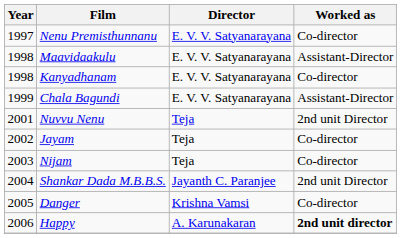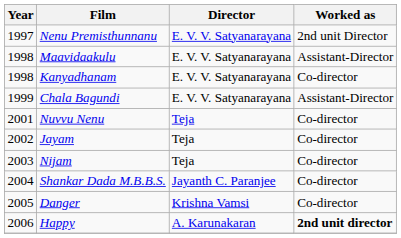(327, 35) Co-director -> (342, 35) 2nd unit Director
(342, 118) 2nd unit Director -> (327, 118) Co-director
(342, 181) 2nd unit Director -> (327, 181) Co-director
